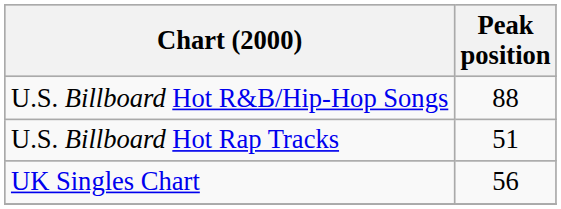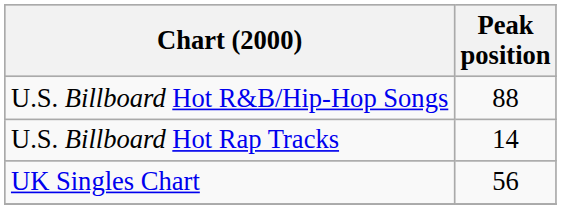(506, 139) 51 -> (506, 139) 14
